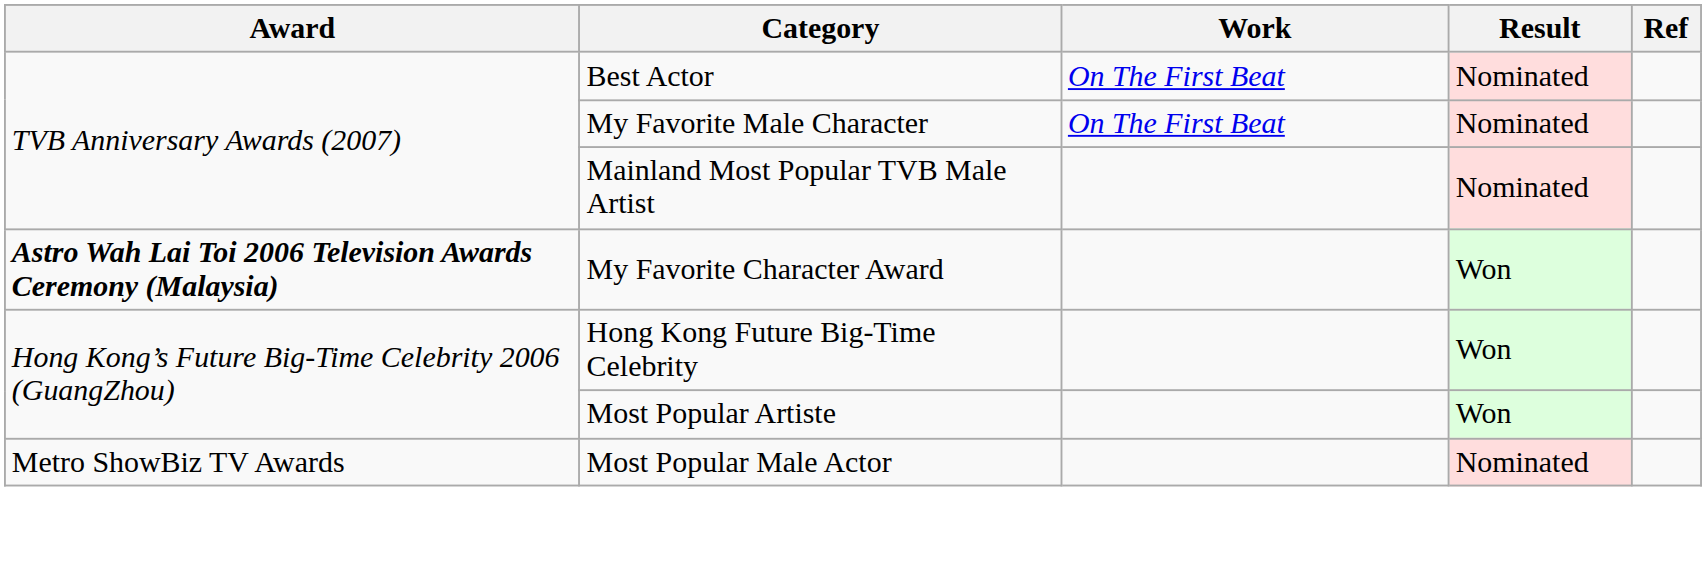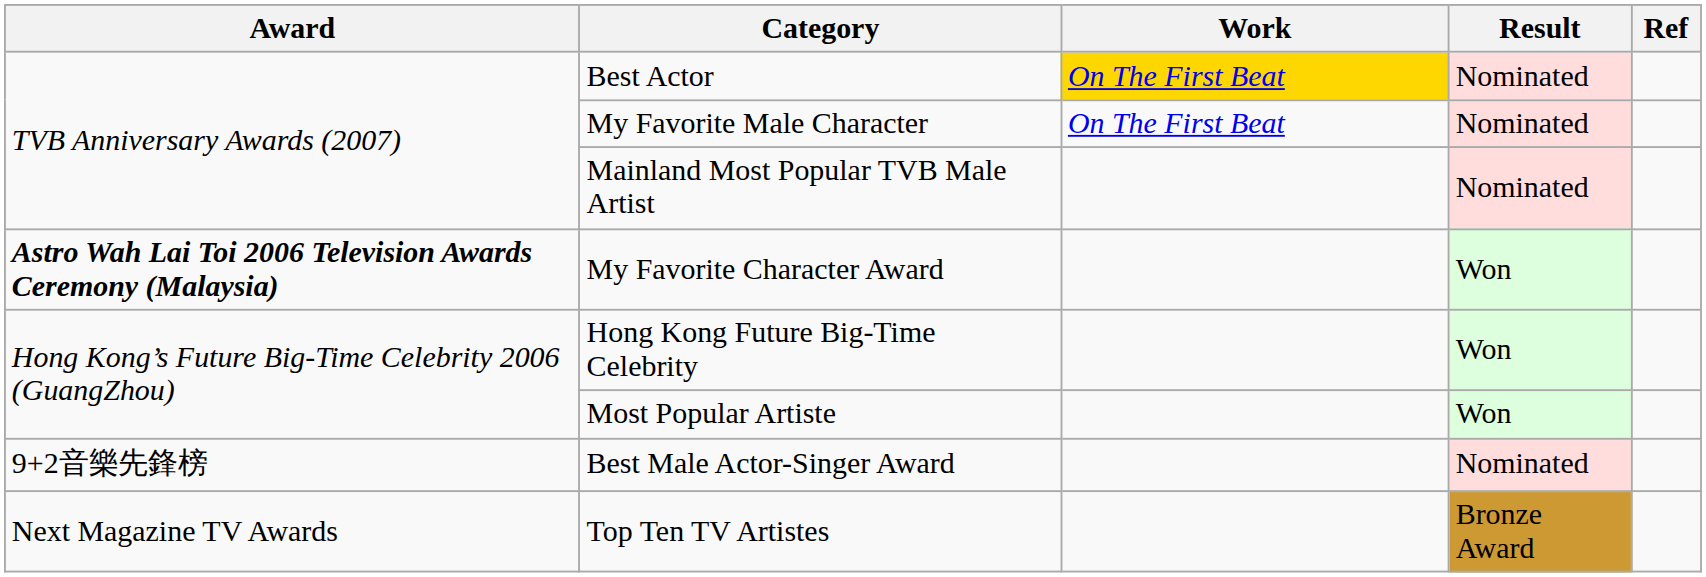(1176, 75) no background -> (1176, 75) gold background
+ row: (771, 464)
- row: (739, 461)
+ row: (708, 531)
